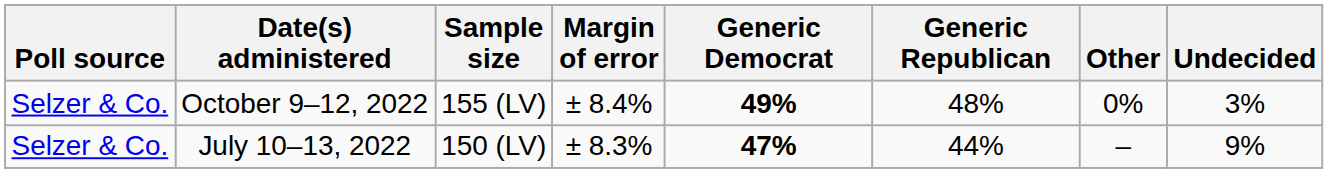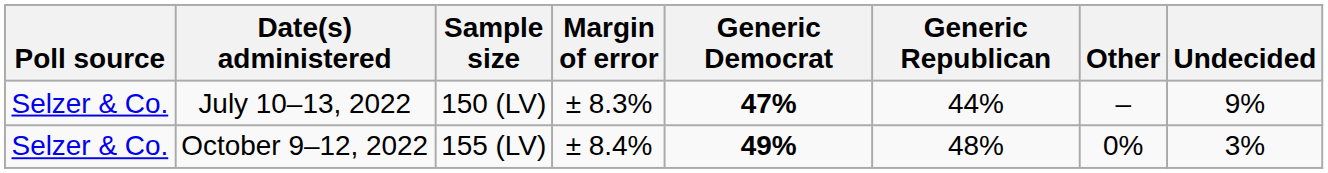rows swapped: (305, 103) <-> (305, 147)
